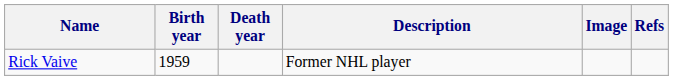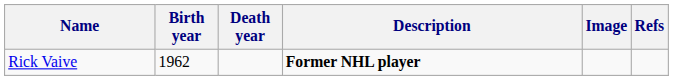(174, 62) 1959 -> (174, 62) 1962
(348, 62) normal -> (353, 62) bold
